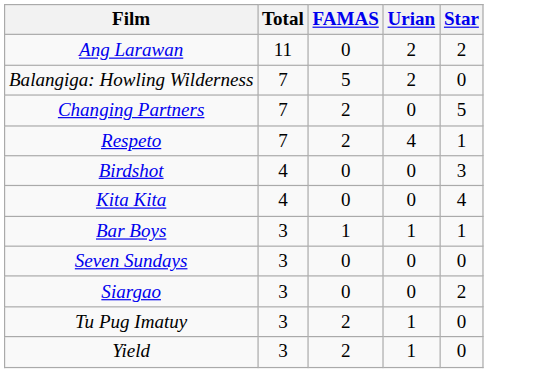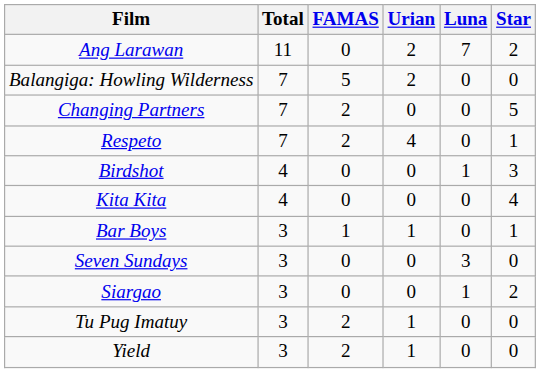+ column: (466, 19)
